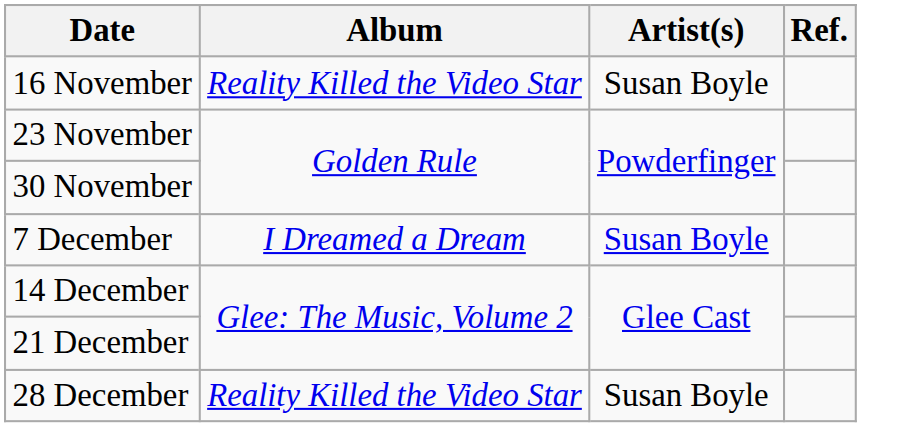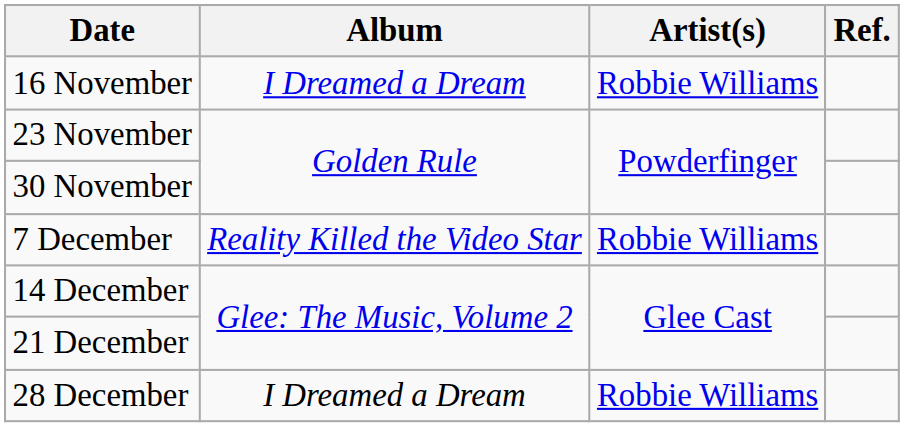(394, 82) Reality Killed the Video Star -> (394, 82) I Dreamed a Dream
(686, 82) Susan Boyle -> (708, 82) Robbie Williams
(394, 238) I Dreamed a Dream -> (394, 238) Reality Killed the Video Star
(686, 238) Susan Boyle -> (708, 238) Robbie Williams
(394, 394) Reality Killed the Video Star -> (394, 394) I Dreamed a Dream
(686, 394) Susan Boyle -> (708, 394) Robbie Williams
